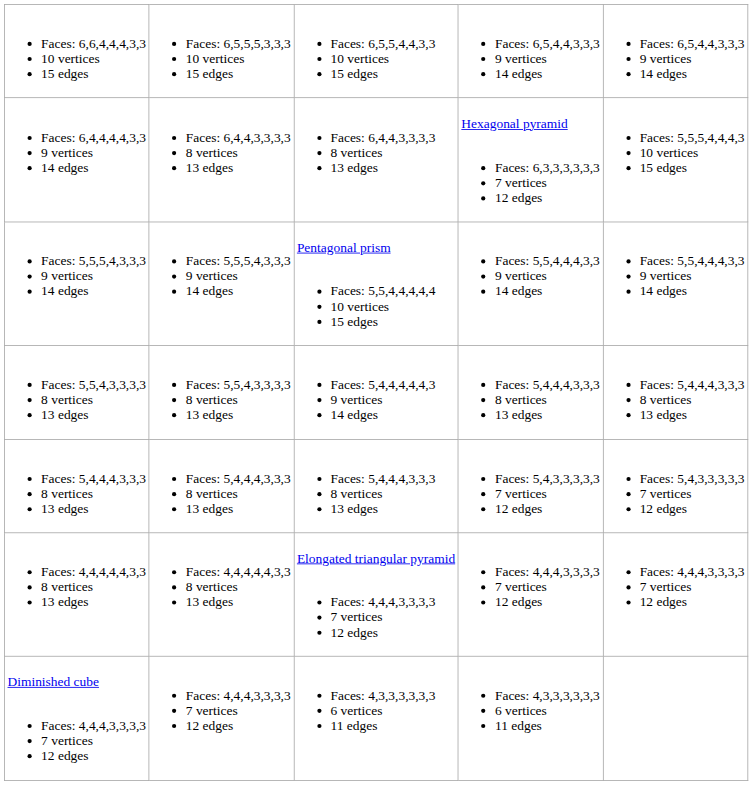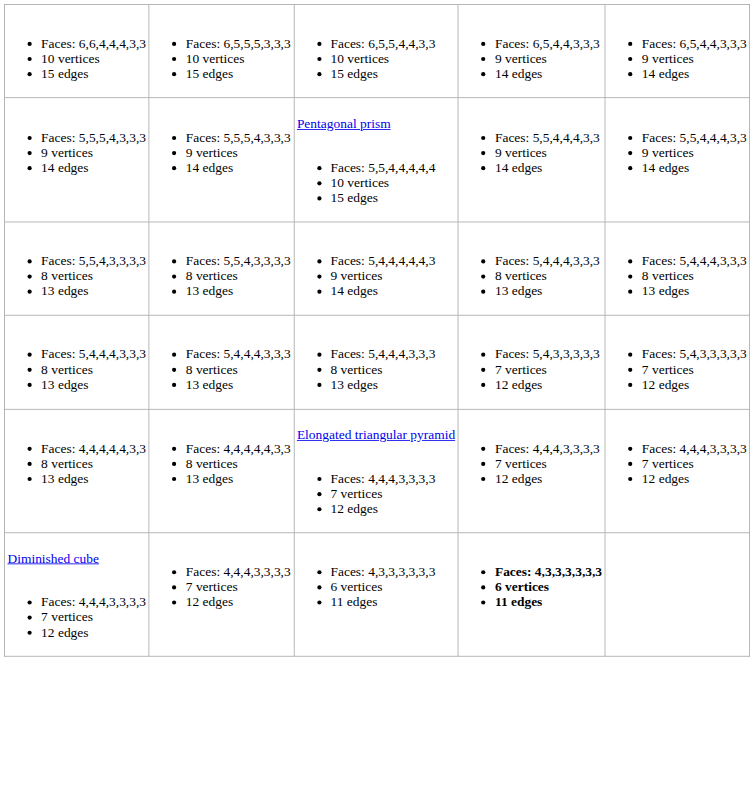- row: (77, 152)
(531, 711) normal -> (532, 587) bold
